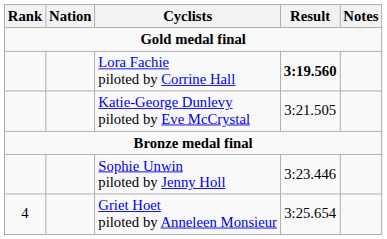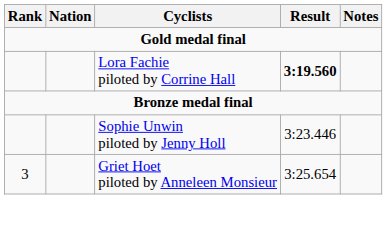- row: (174, 111)
(25, 214) 4 -> (25, 174) 3
